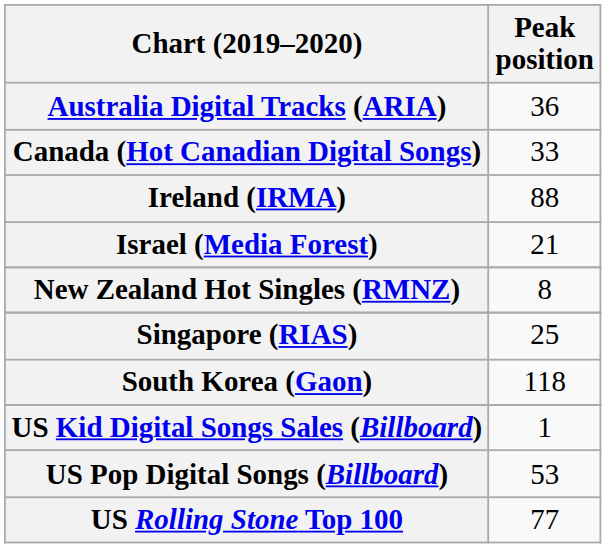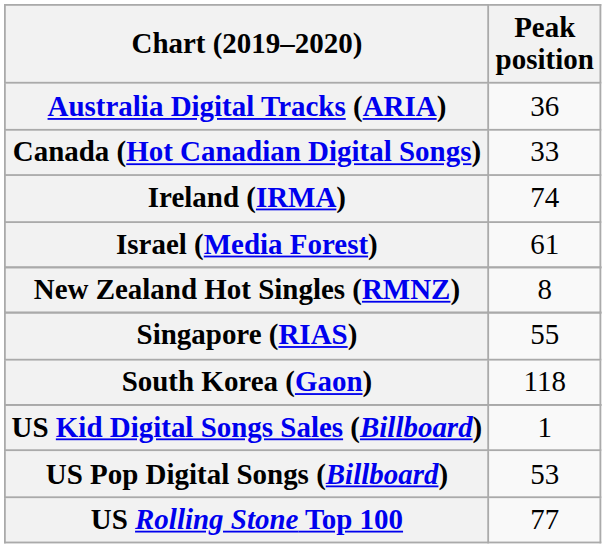(545, 197) 88 -> (545, 197) 74
(545, 243) 21 -> (545, 243) 61
(545, 335) 25 -> (545, 335) 55
